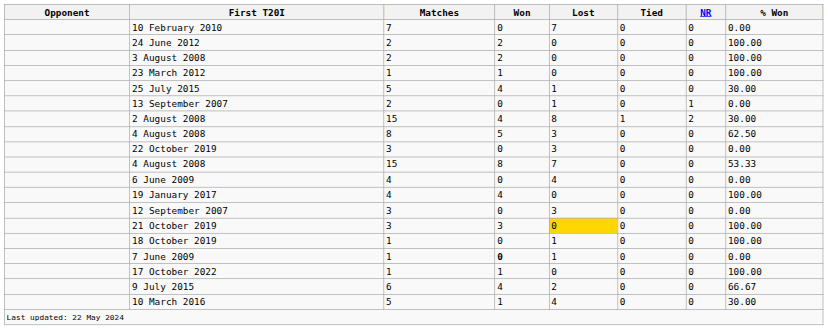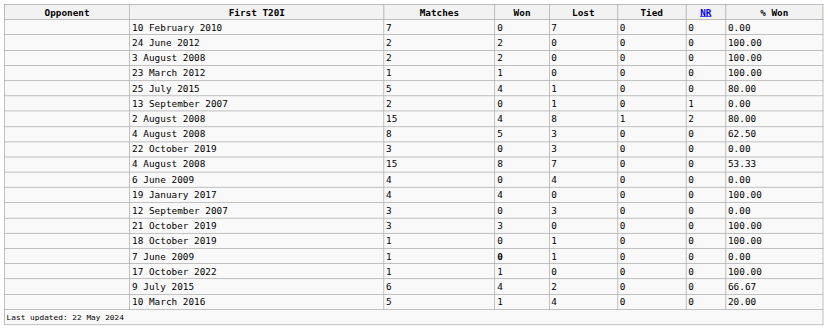(742, 88) 30.00 -> (742, 88) 80.00
(742, 119) 30.00 -> (742, 119) 80.00
(554, 226) gold background -> (554, 226) no background
(742, 302) 30.00 -> (742, 302) 20.00
